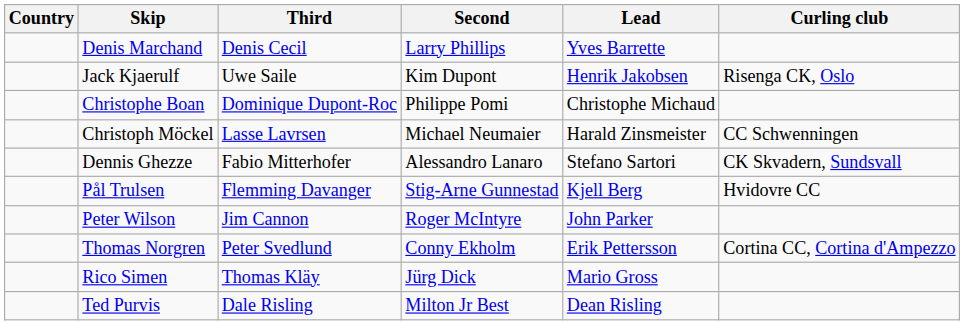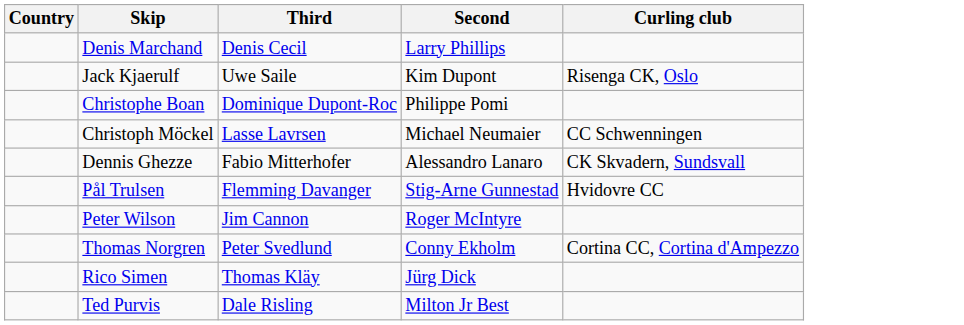- column: (641, 18)
